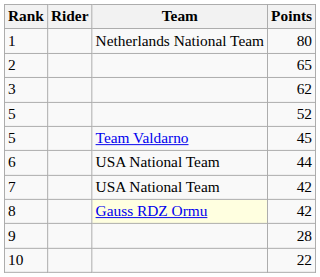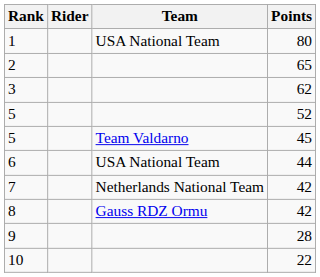(180, 41) Netherlands National Team -> (158, 41) USA National Team
(158, 187) USA National Team -> (180, 187) Netherlands National Team
(151, 211) lightyellow background -> (151, 211) no background
